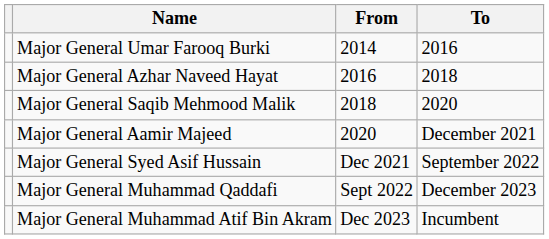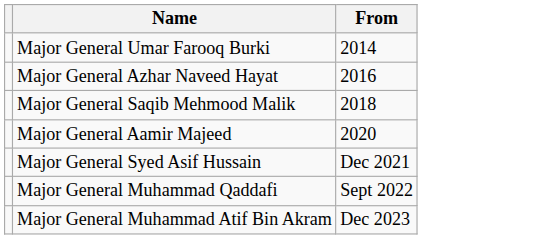- column: (480, 18)
